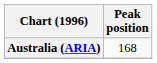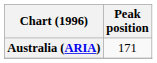(127, 48) 168 -> (127, 48) 171
